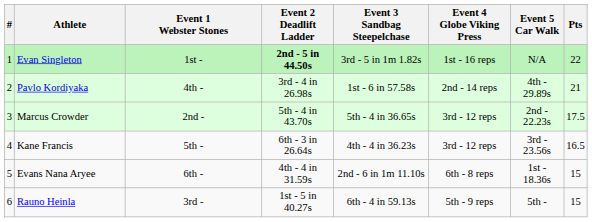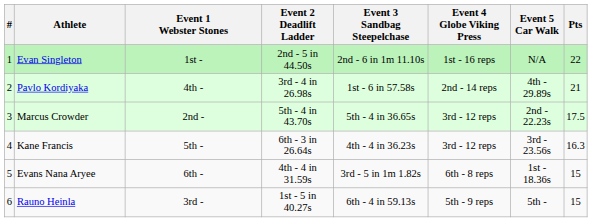(298, 59) bold -> (298, 59) normal
(381, 59) 3rd - 5 in 1m 1.82s -> (381, 59) 2nd - 6 in 1m 11.10s
(575, 145) 16.5 -> (575, 145) 16.3
(381, 173) 2nd - 6 in 1m 11.10s -> (381, 173) 3rd - 5 in 1m 1.82s
